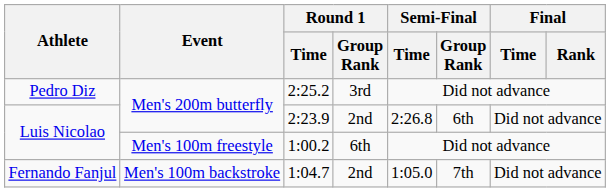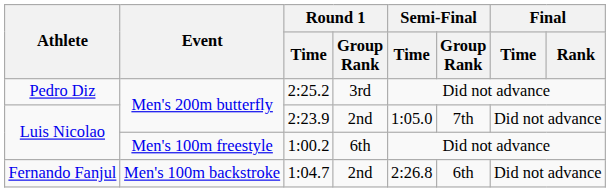(412, 119) 2:26.8 -> (412, 119) 1:05.0
(463, 119) 6th -> (463, 119) 7th
(412, 173) 1:05.0 -> (412, 173) 2:26.8
(463, 173) 7th -> (463, 173) 6th
